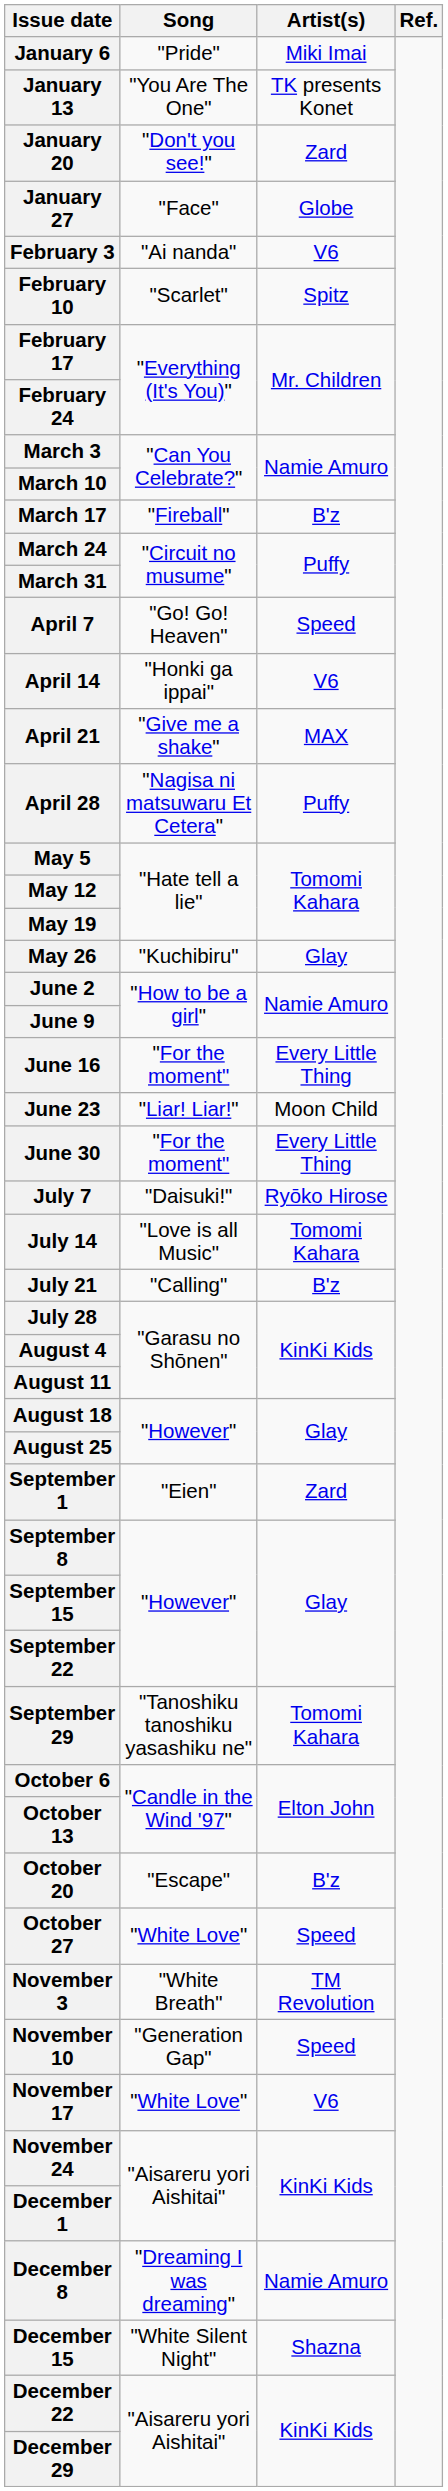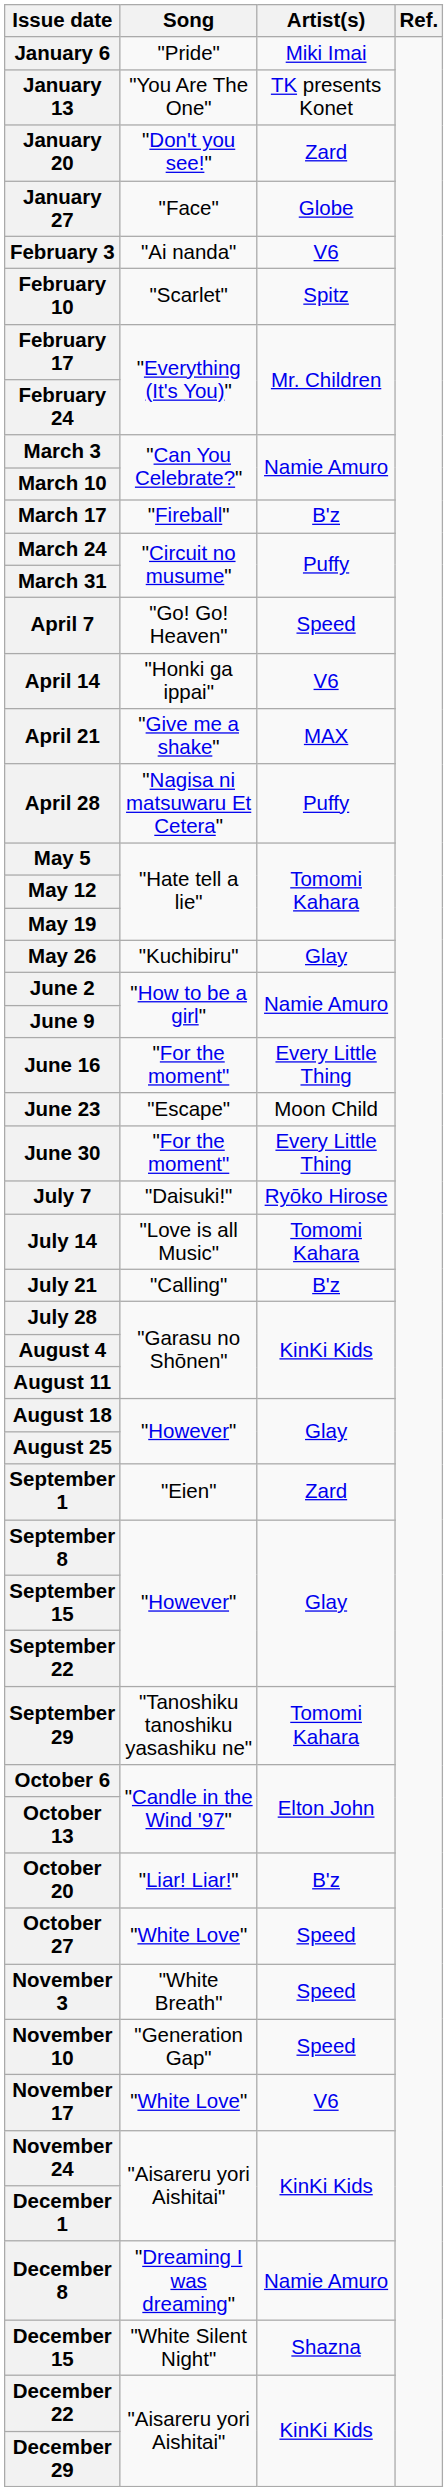(189, 1109) "Liar! Liar!" -> (189, 1109) "Escape"
(189, 1880) "Escape" -> (189, 1880) "Liar! Liar!"
(326, 1991) TM Revolution -> (326, 1991) Speed
